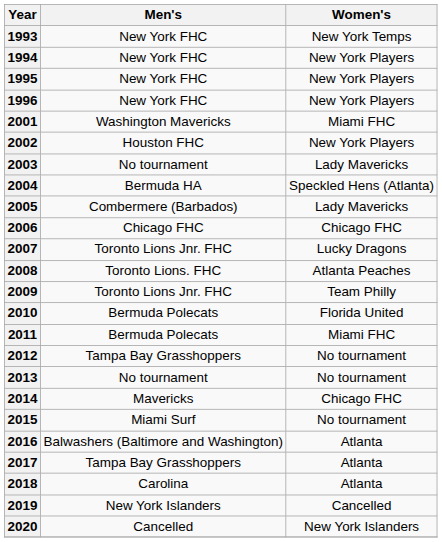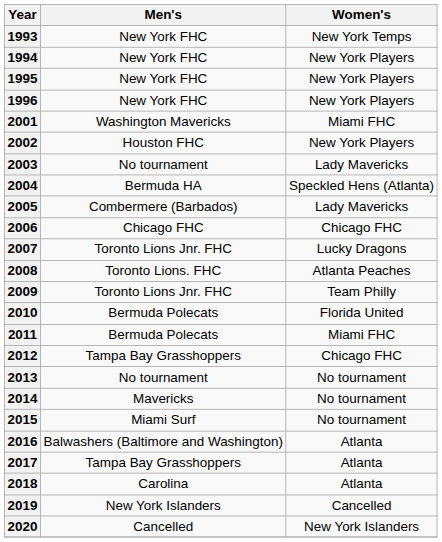(362, 356) No tournament -> (362, 356) Chicago FHC
(362, 398) Chicago FHC -> (362, 398) No tournament
